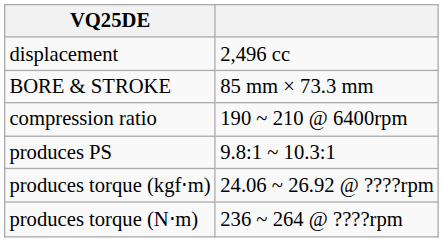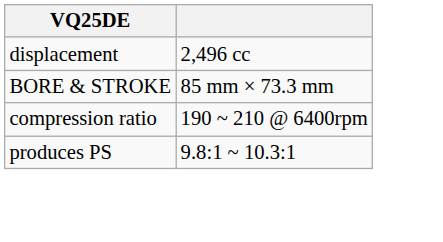- row: (110, 185)
- row: (104, 219)
